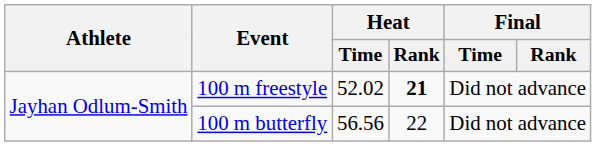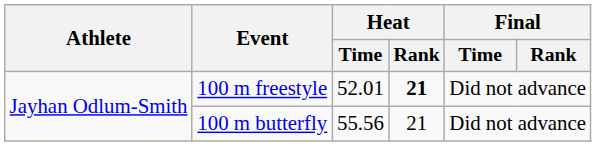(360, 89) 52.02 -> (360, 89) 52.01
(360, 123) 56.56 -> (360, 123) 55.56
(417, 123) 22 -> (417, 123) 21
